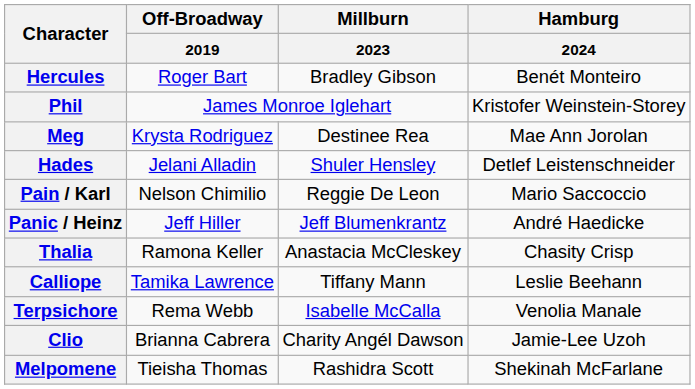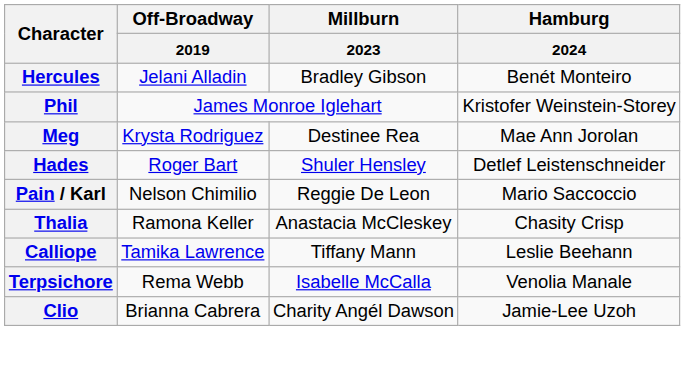(202, 77) Roger Bart -> (193, 77) Jelani Alladin
(202, 164) Jelani Alladin -> (193, 164) Roger Bart
- row: (66, 223)
- row: (66, 369)
